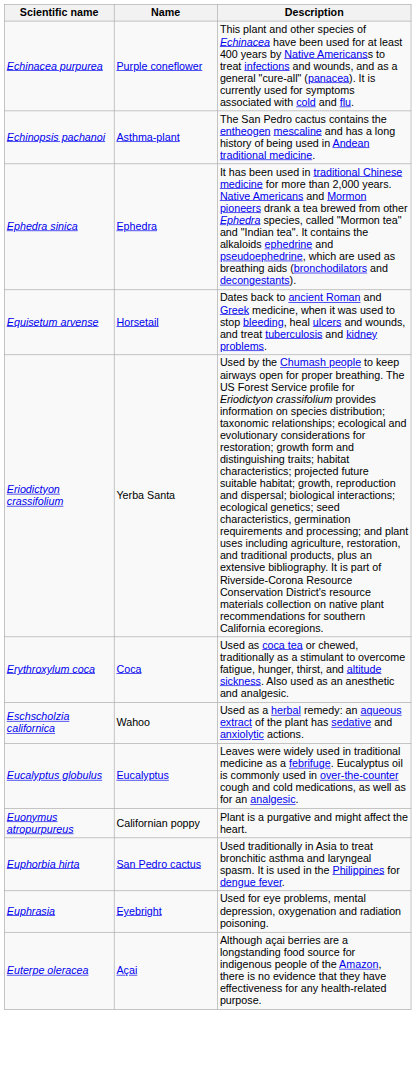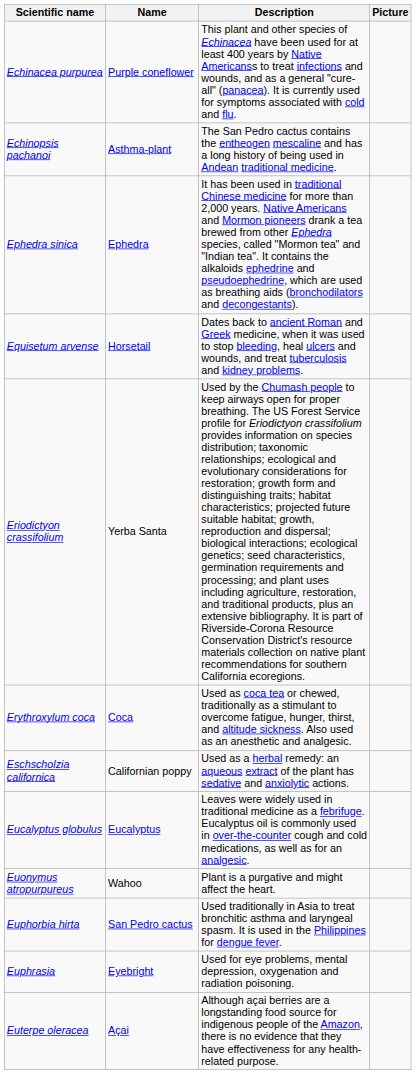+ column: (390, 13)
(133, 722) Wahoo -> (150, 771) Californian poppy
(158, 823) Californian poppy -> (125, 883) Wahoo
